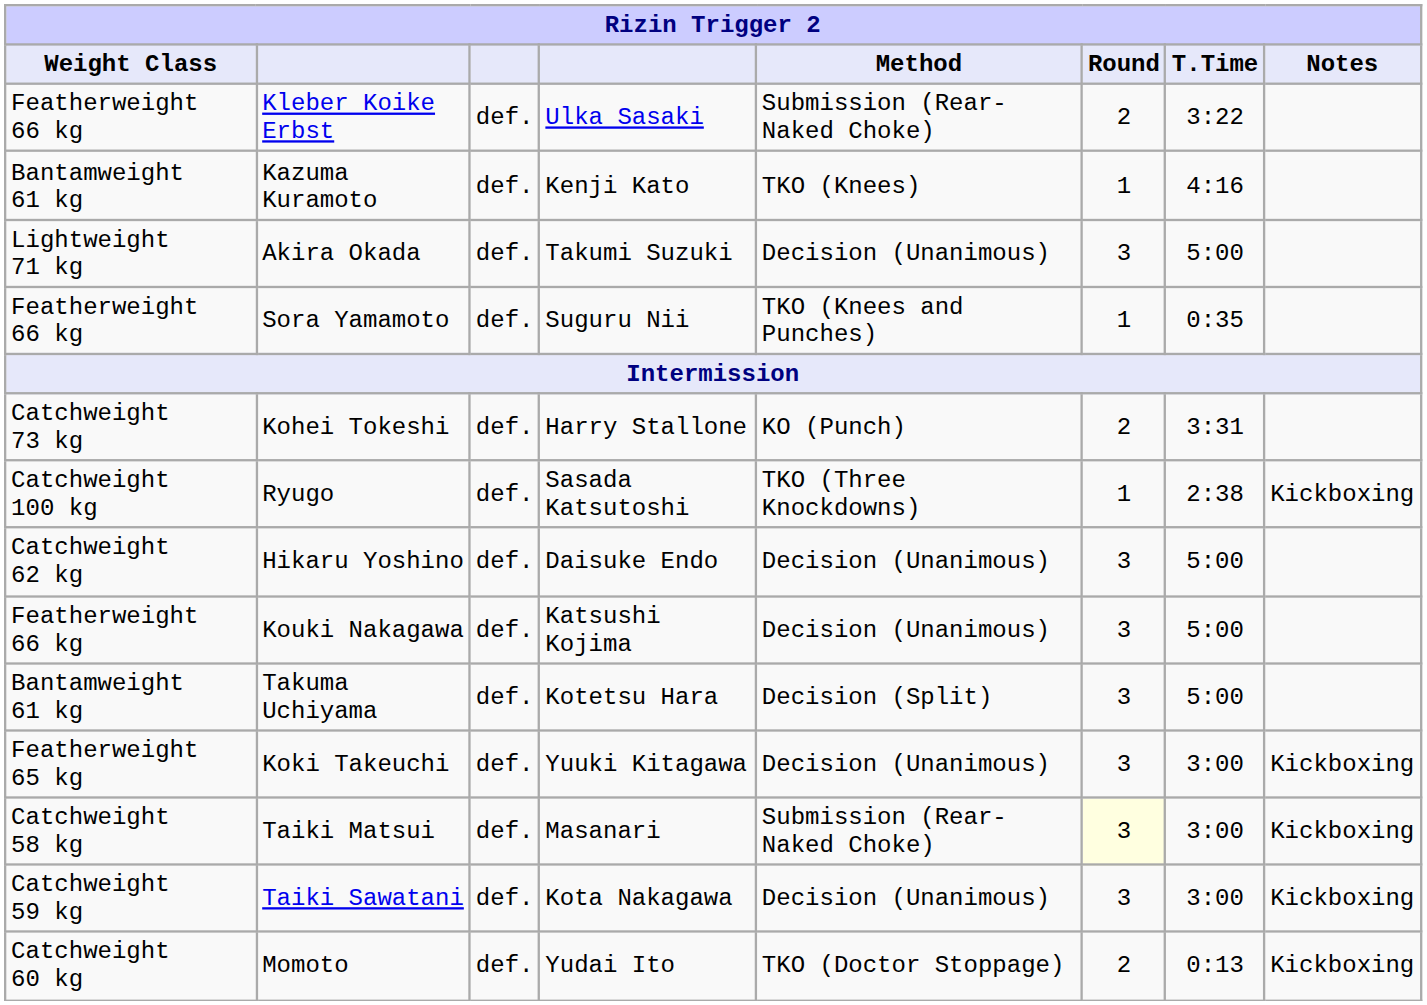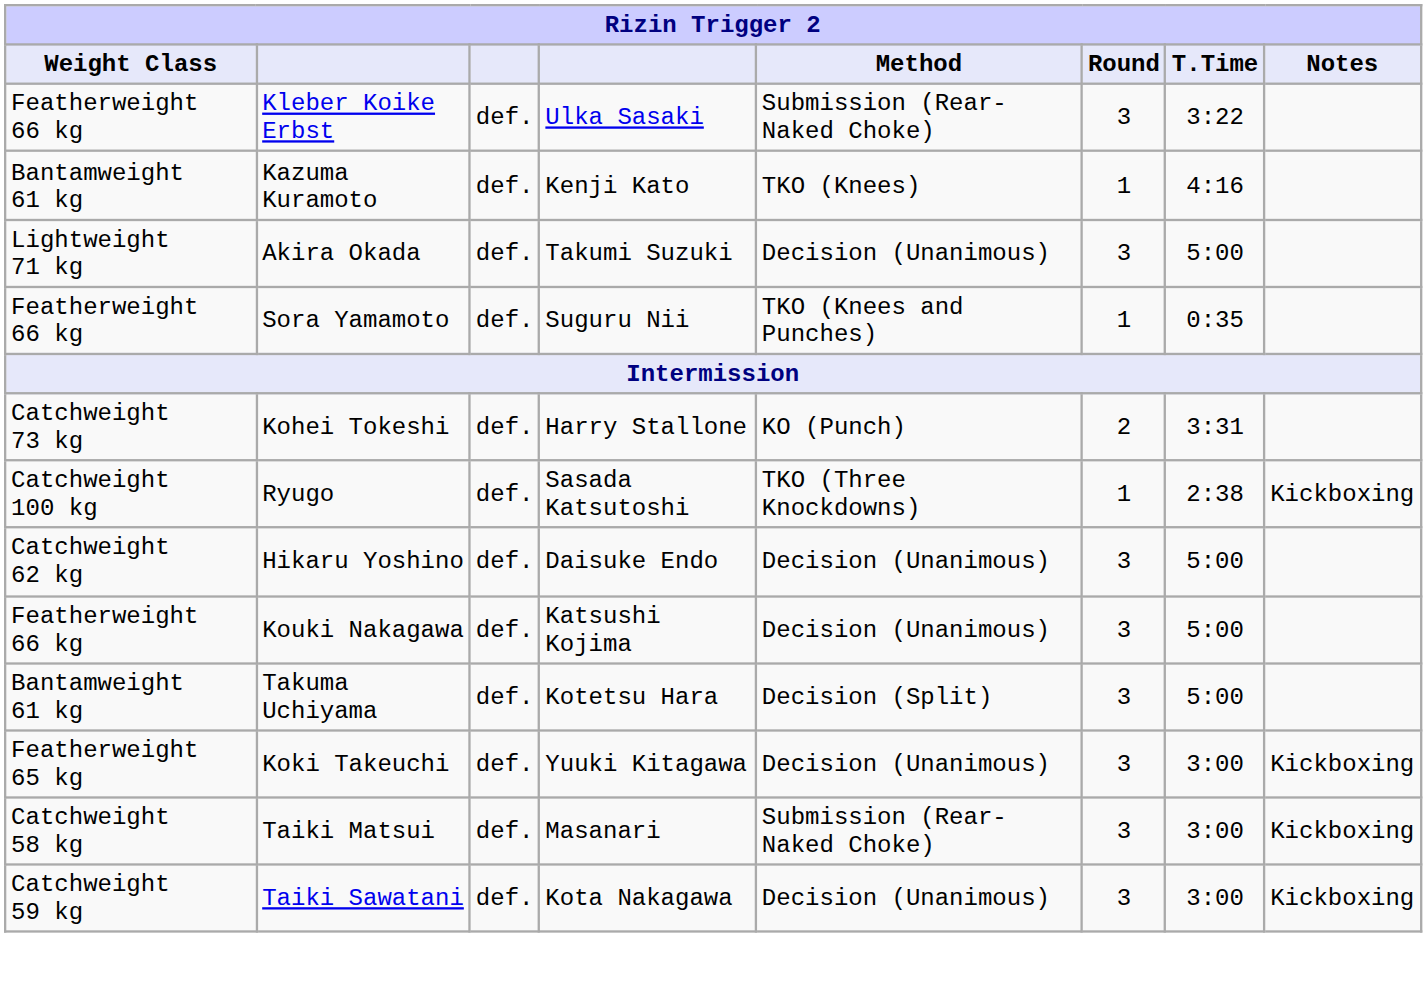(1124, 118) 2 -> (1124, 118) 3
(1124, 832) lightyellow background -> (1124, 832) no background
- row: (305, 966)
